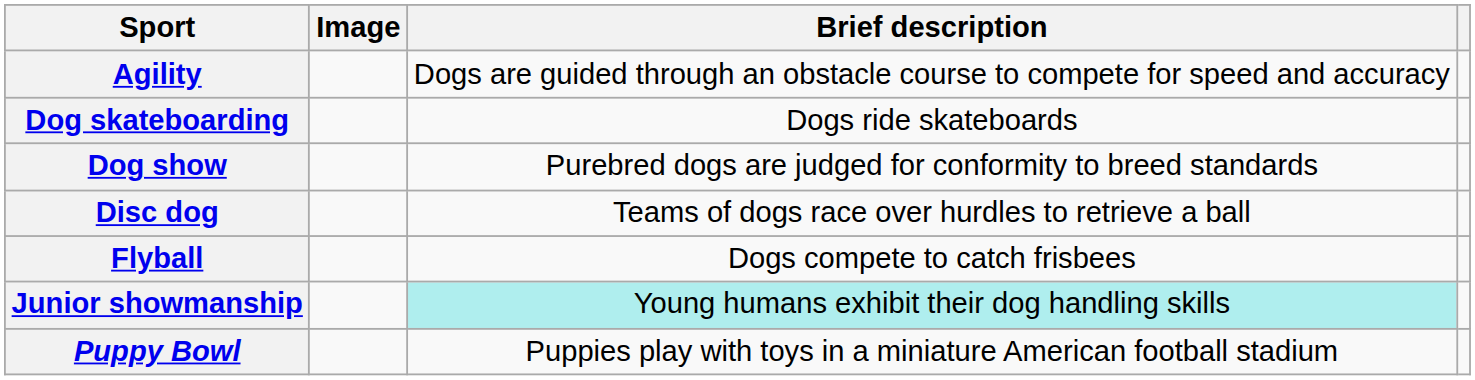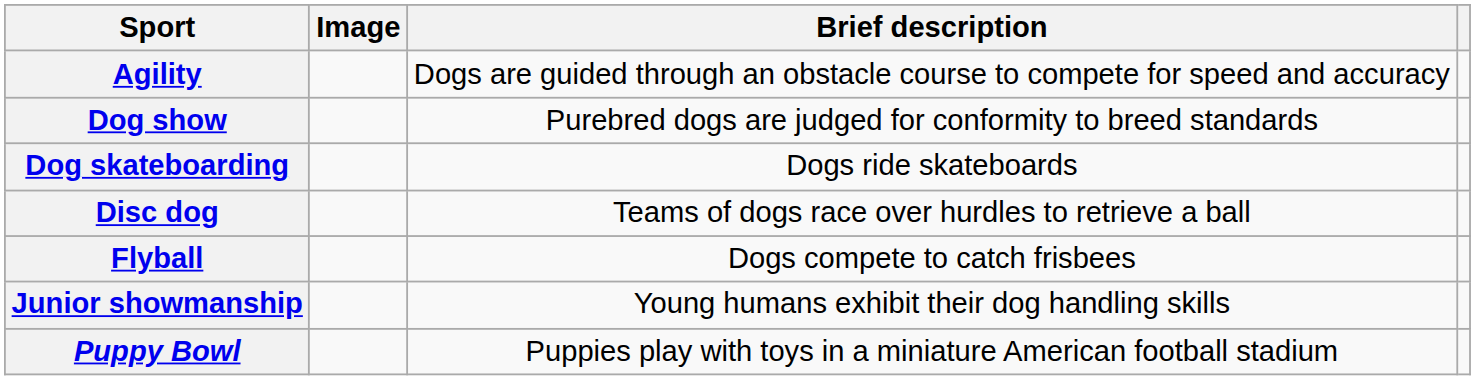rows swapped: (157, 166) <-> (157, 119)
(932, 304) paleturquoise background -> (932, 304) no background
